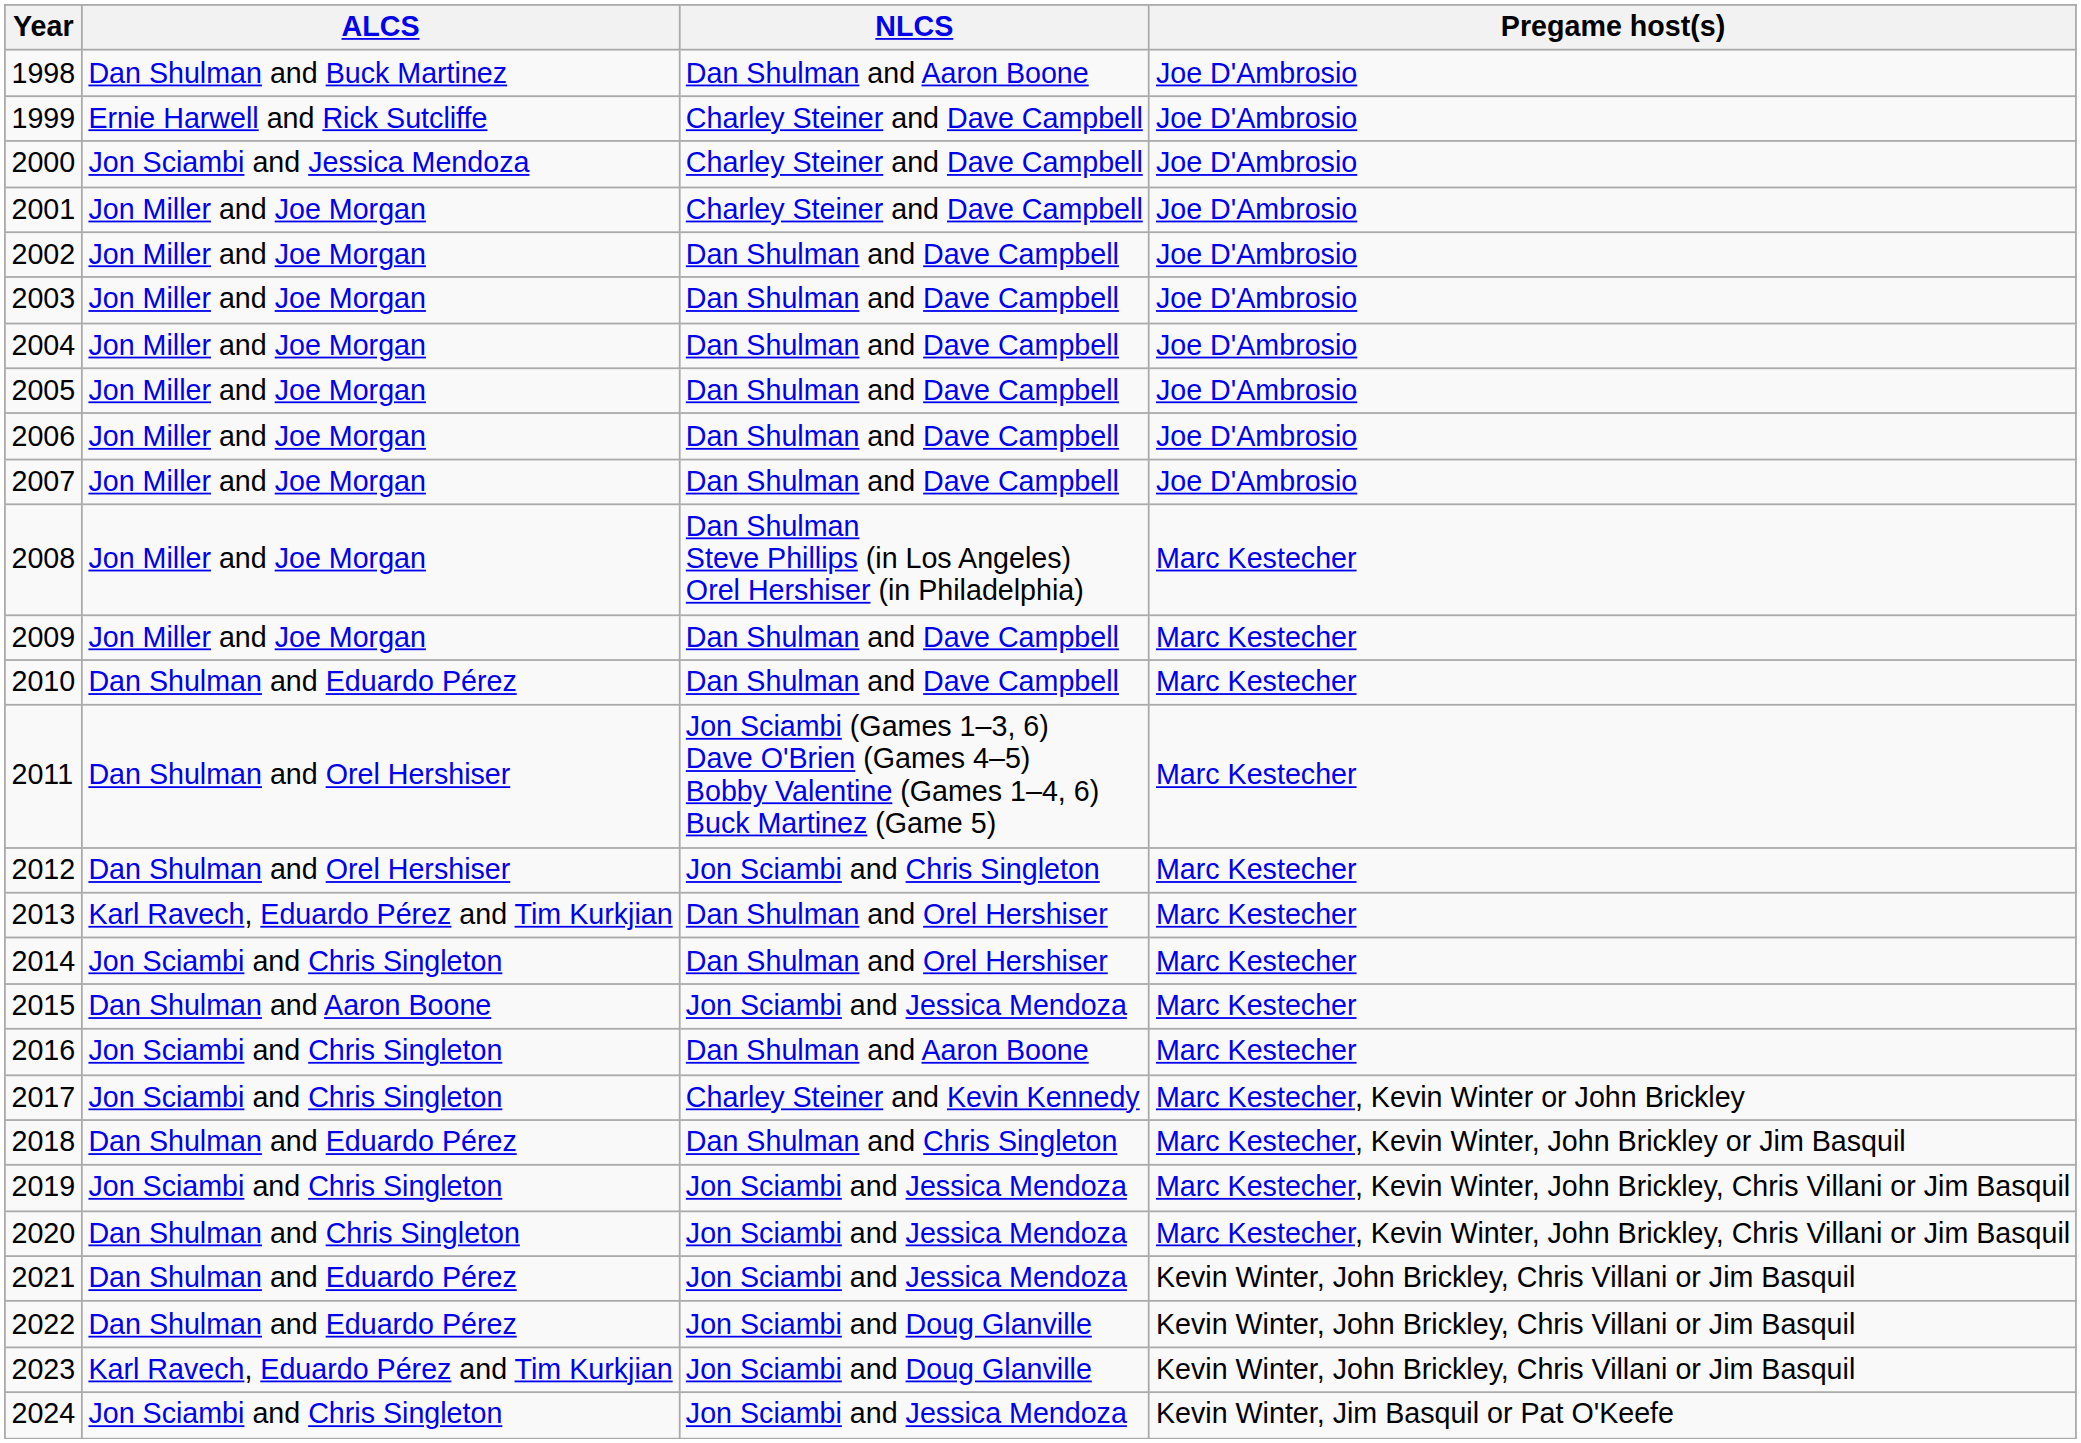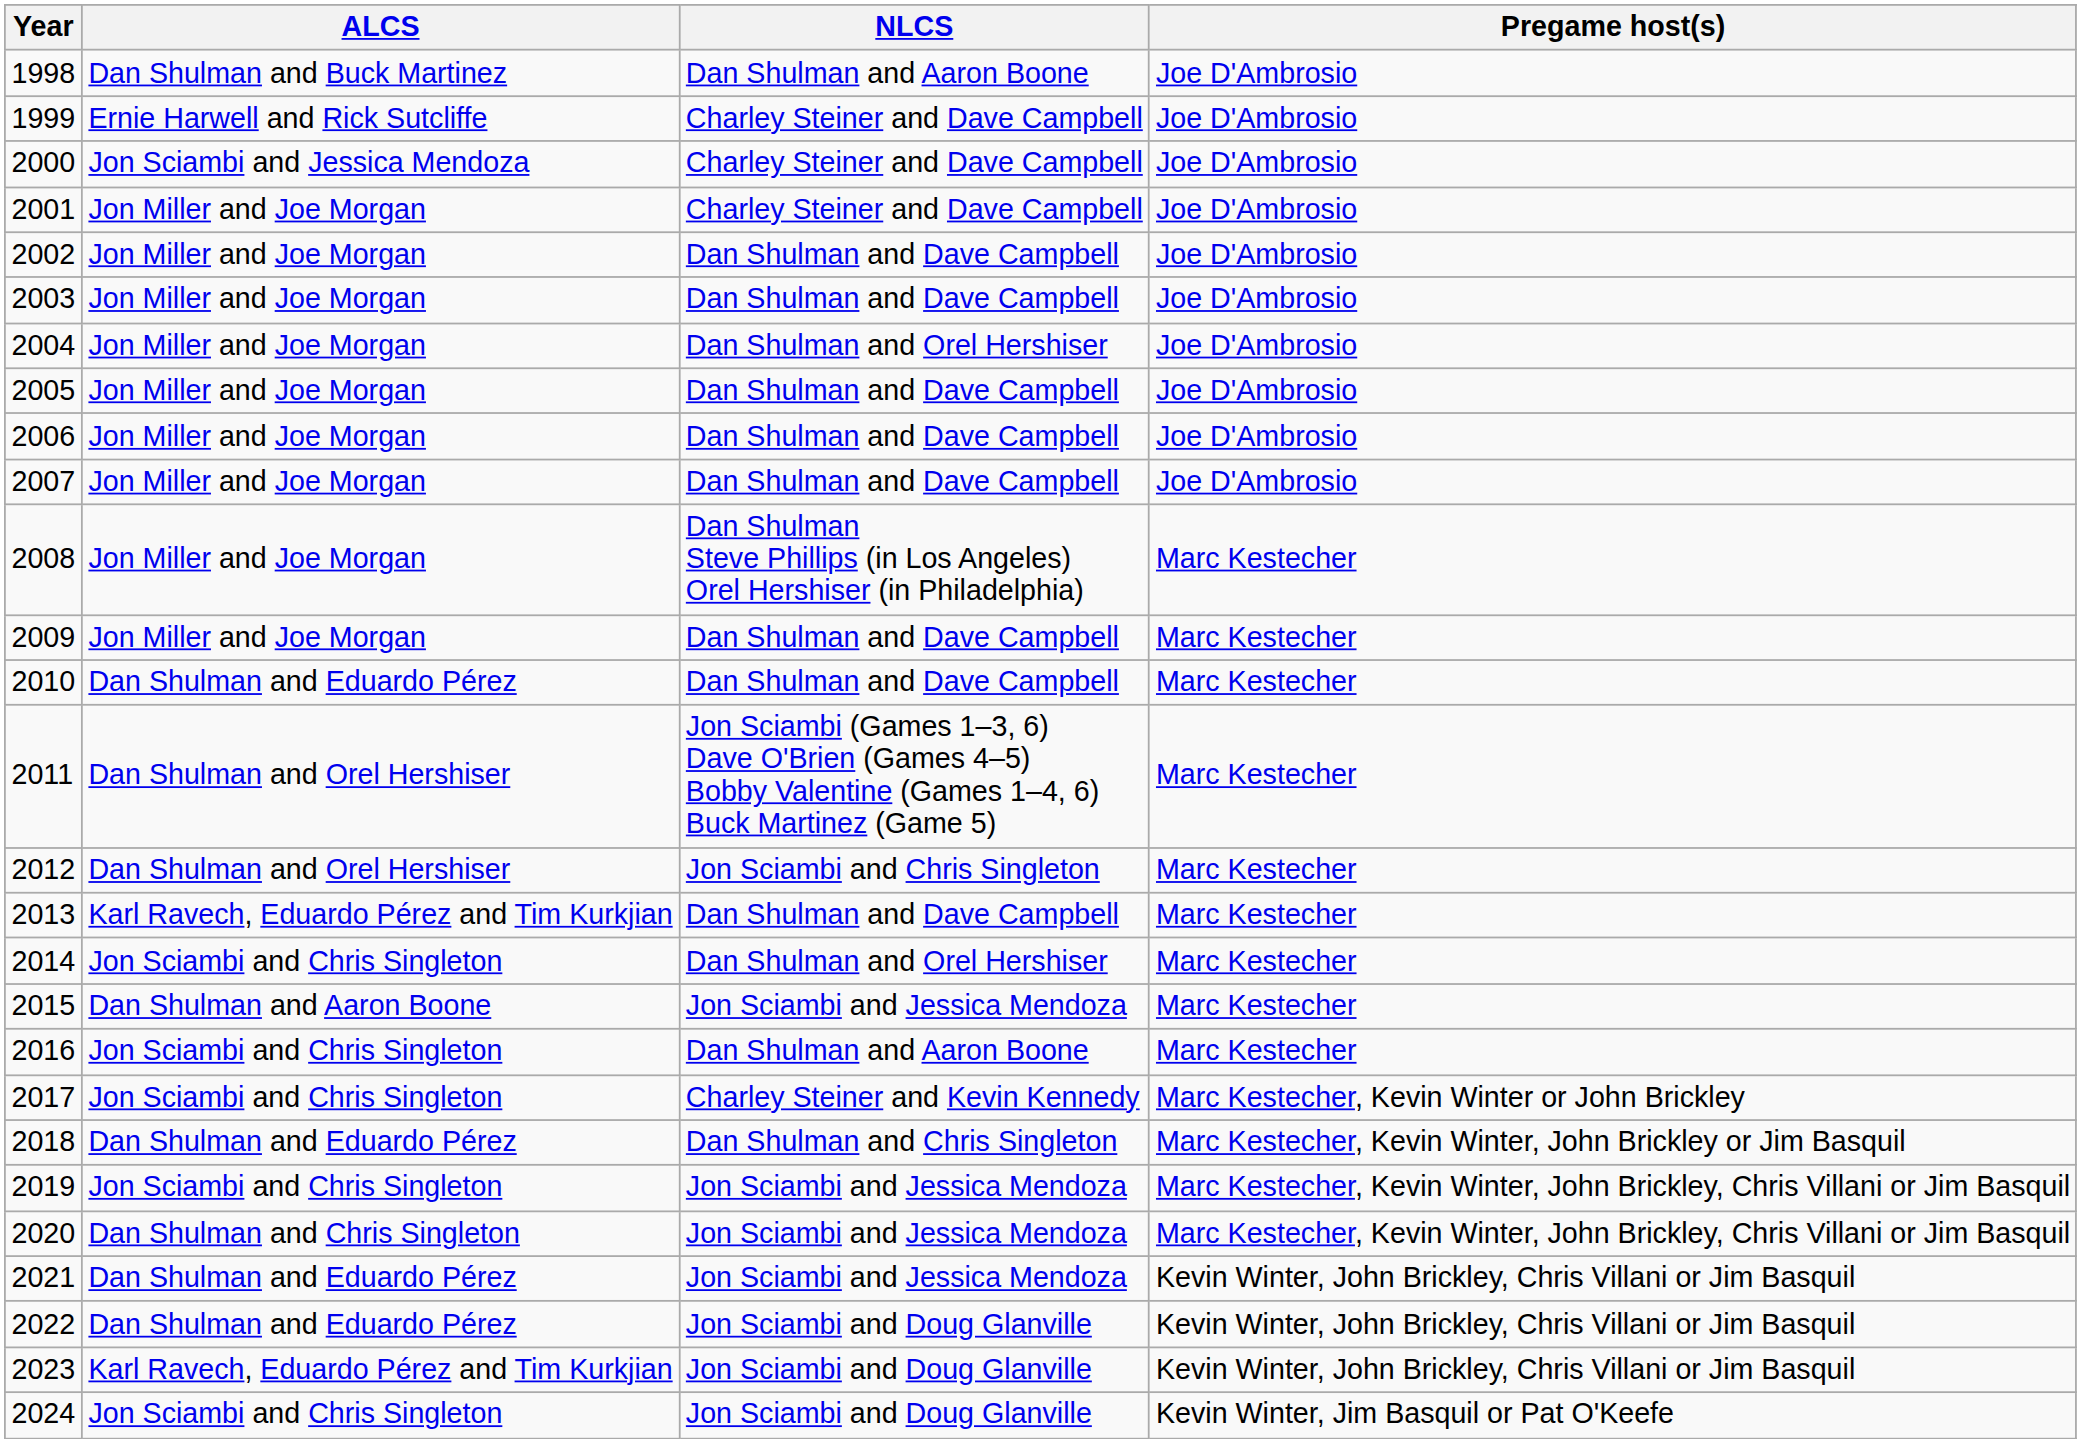(902, 345) Dan Shulman and Dave Campbell -> (897, 345) Dan Shulman and Orel Hershiser
(897, 915) Dan Shulman and Orel Hershiser -> (902, 915) Dan Shulman and Dave Campbell
(906, 1414) Jon Sciambi and Jessica Mendoza -> (889, 1414) Jon Sciambi and Doug Glanville
